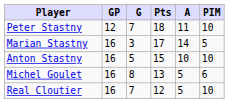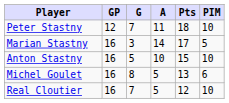columns swapped: (187, 12) <-> (163, 12)
